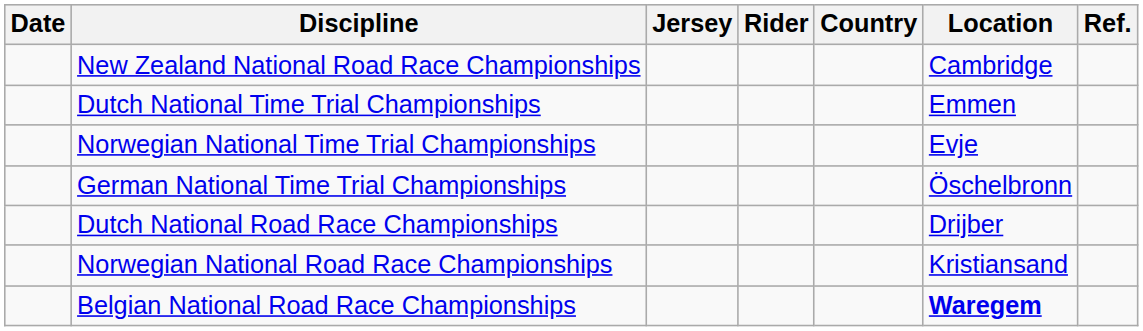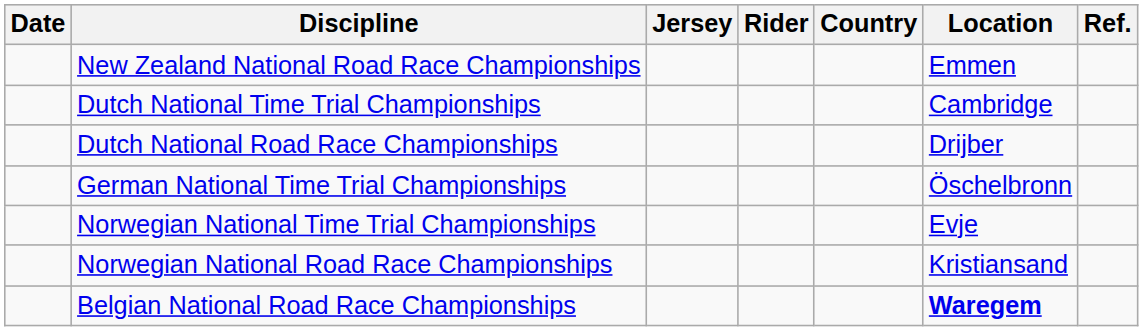(991, 64) Cambridge -> (972, 64) Emmen
(972, 104) Emmen -> (991, 104) Cambridge
rows swapped: (336, 144) <-> (317, 225)
